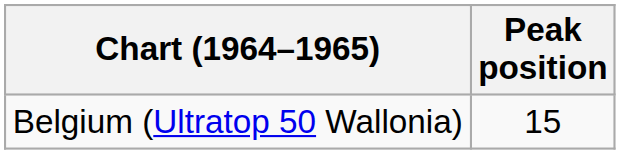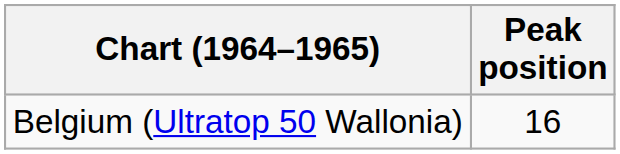(543, 121) 15 -> (543, 121) 16
